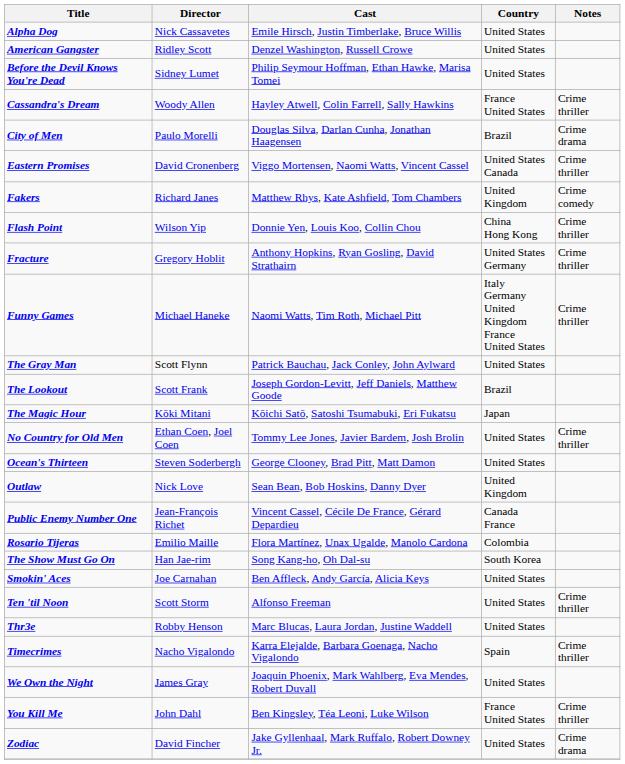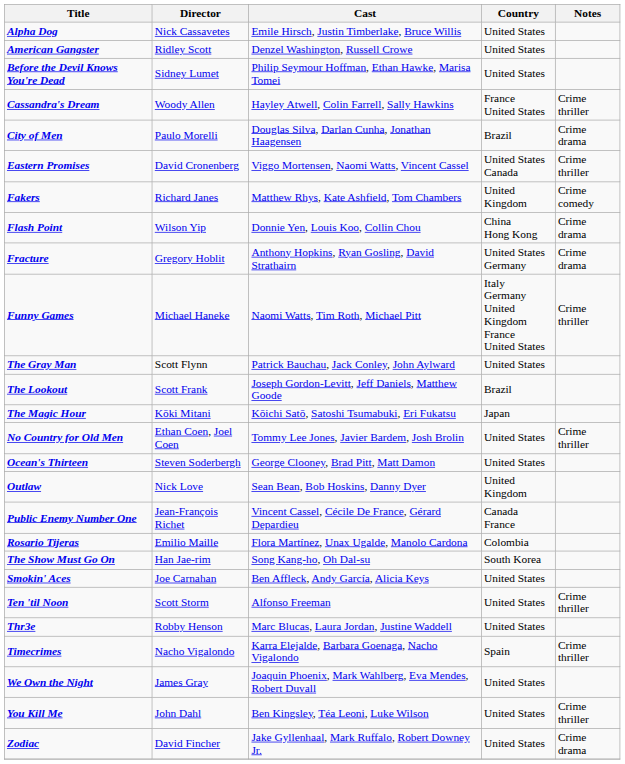(573, 227) Crime thriller -> (572, 227) Crime drama
(573, 258) Crime thriller -> (572, 258) Crime drama
(514, 713) France United States -> (514, 713) United States
